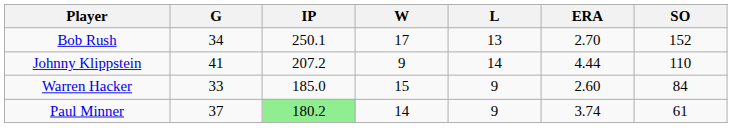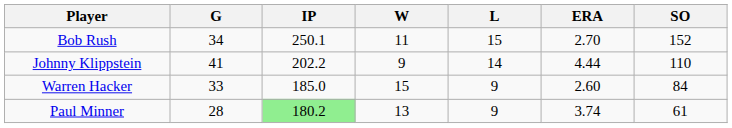(402, 39) 17 -> (402, 39) 11
(495, 39) 13 -> (495, 39) 15
(309, 63) 207.2 -> (309, 63) 202.2
(216, 110) 37 -> (216, 110) 28
(402, 110) 14 -> (402, 110) 13
